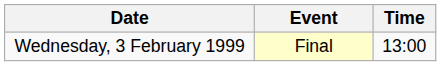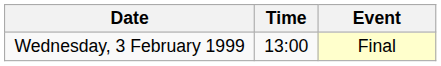columns swapped: (404, 18) <-> (314, 18)
